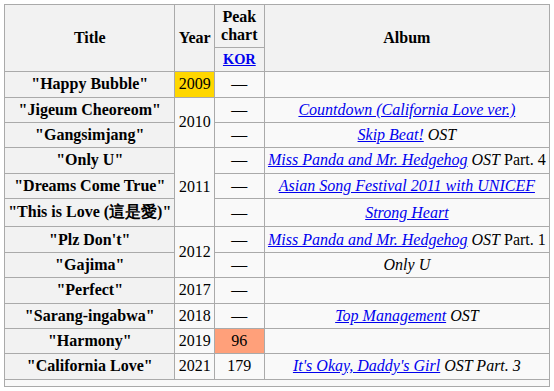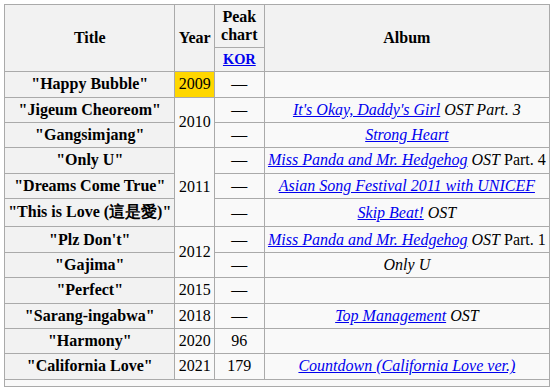(407, 109) Countdown (California Love ver.) -> (407, 109) It's Okay, Daddy's Girl OST Part. 3
(407, 135) Skip Beat! OST -> (407, 135) Strong Heart
(407, 212) Strong Heart -> (407, 212) Skip Beat! OST
(195, 290) 2017 -> (195, 290) 2015
(195, 341) 2019 -> (195, 341) 2020
(239, 341) lightsalmon background -> (239, 341) no background
(407, 366) It's Okay, Daddy's Girl OST Part. 3 -> (407, 366) Countdown (California Love ver.)
